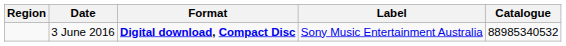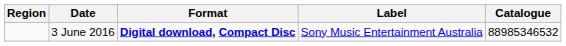(523, 31) 88985340532 -> (523, 31) 88985346532
